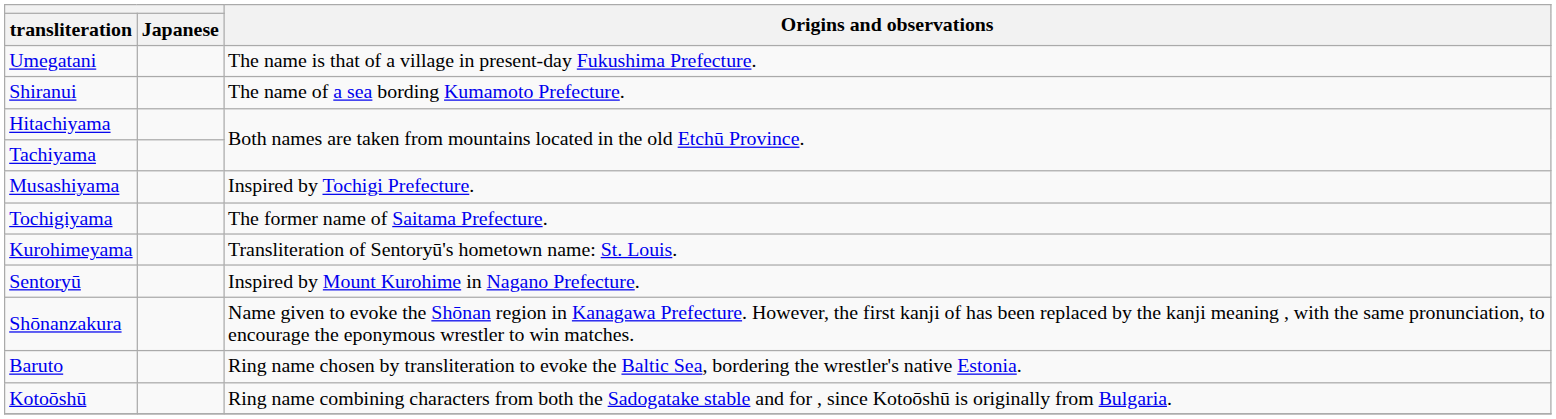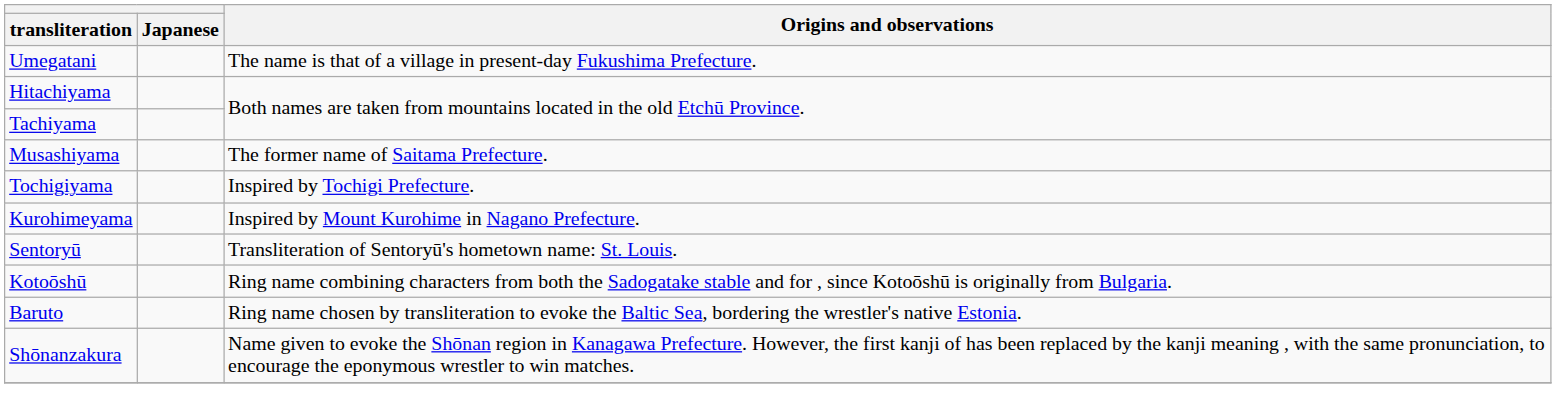- row: (43, 92)
(351, 186) Inspired by Tochigi Prefecture. -> (388, 155) The former name of Saitama Prefecture.
(388, 218) The former name of Saitama Prefecture. -> (351, 186) Inspired by Tochigi Prefecture.
(453, 249) Transliteration of Sentoryū's hometown name: St. Louis. -> (434, 218) Inspired by Mount Kurohime in Nagano Prefecture.
(434, 281) Inspired by Mount Kurohime in Nagano Prefecture. -> (453, 249) Transliteration of Sentoryū's hometown name: St. Louis.
rows swapped: (48, 397) <-> (65, 323)
